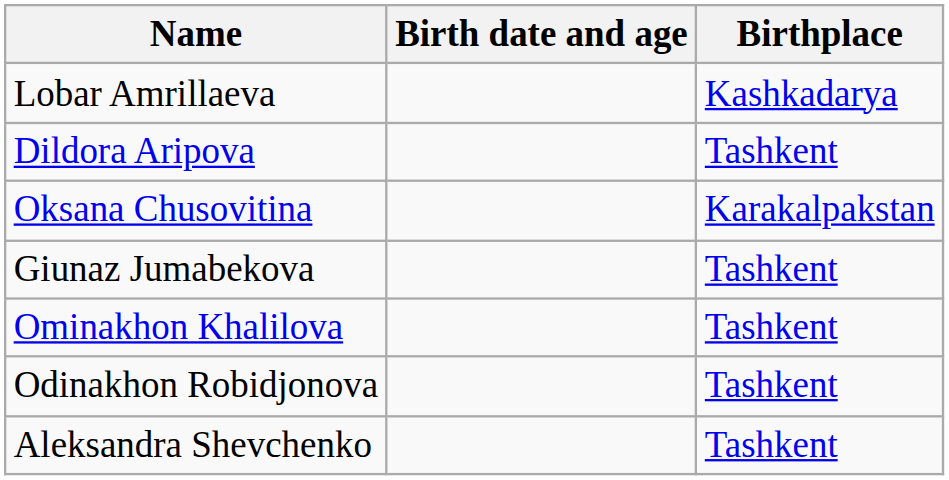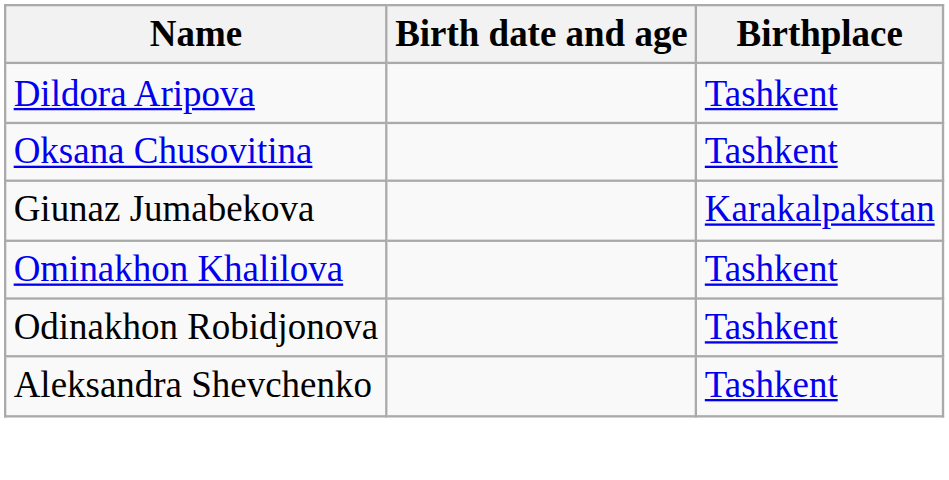- row: (145, 92)
(820, 209) Karakalpakstan -> (771, 151) Tashkent
(771, 268) Tashkent -> (820, 209) Karakalpakstan
